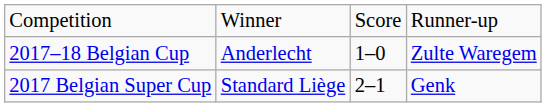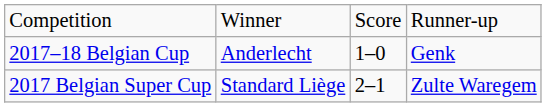(474, 53) Zulte Waregem -> (433, 53) Genk
(433, 85) Genk -> (474, 85) Zulte Waregem
